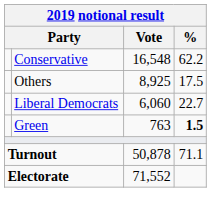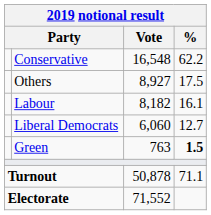(155, 81) 8,925 -> (155, 81) 8,927
+ row: (34, 103)
(191, 103) 22.7 -> (191, 125) 12.7
